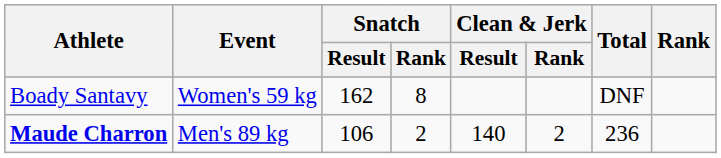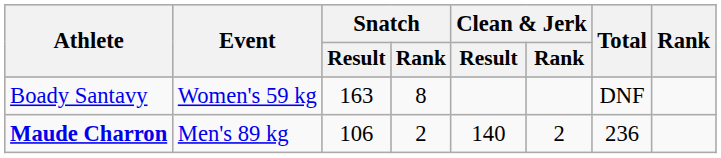(356, 96) 162 -> (356, 96) 163
